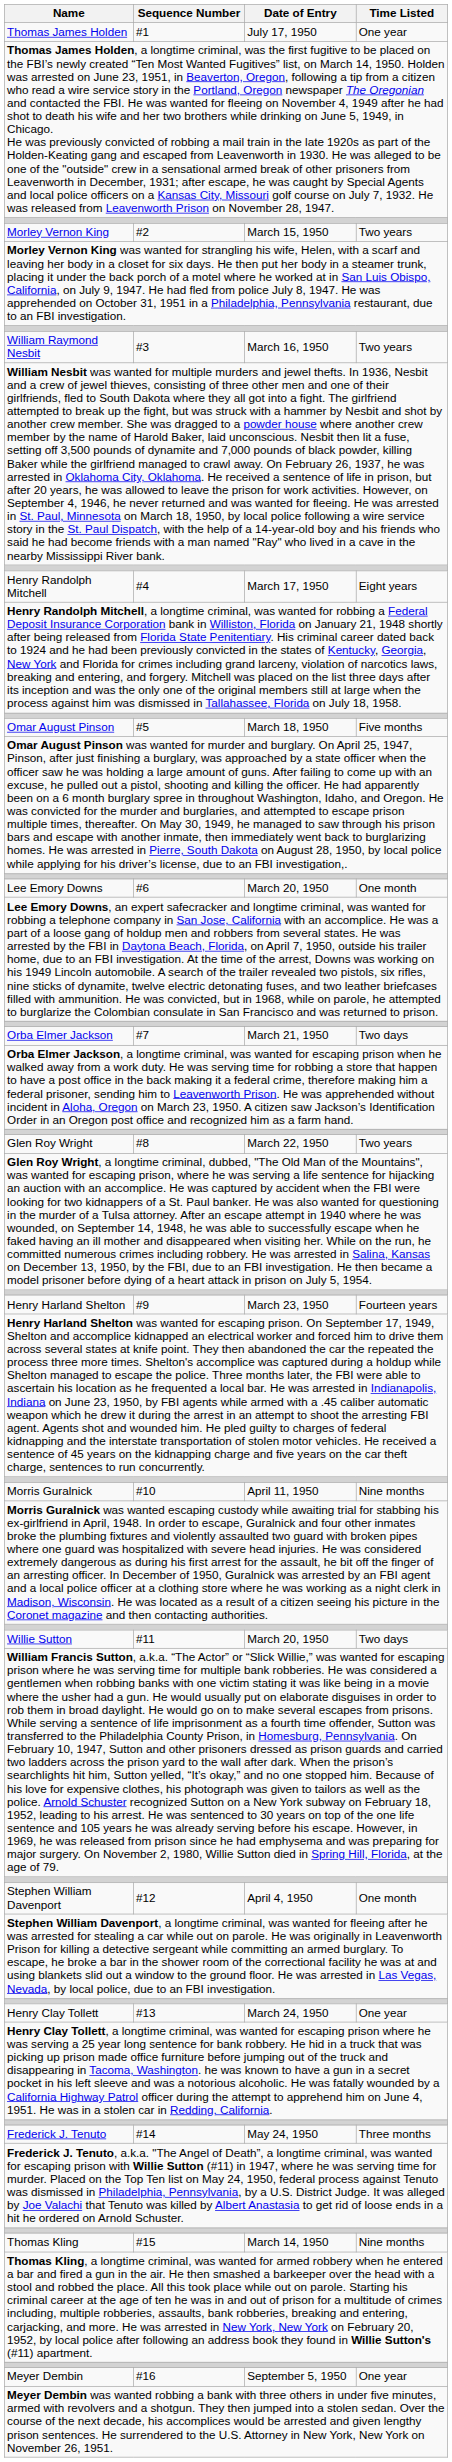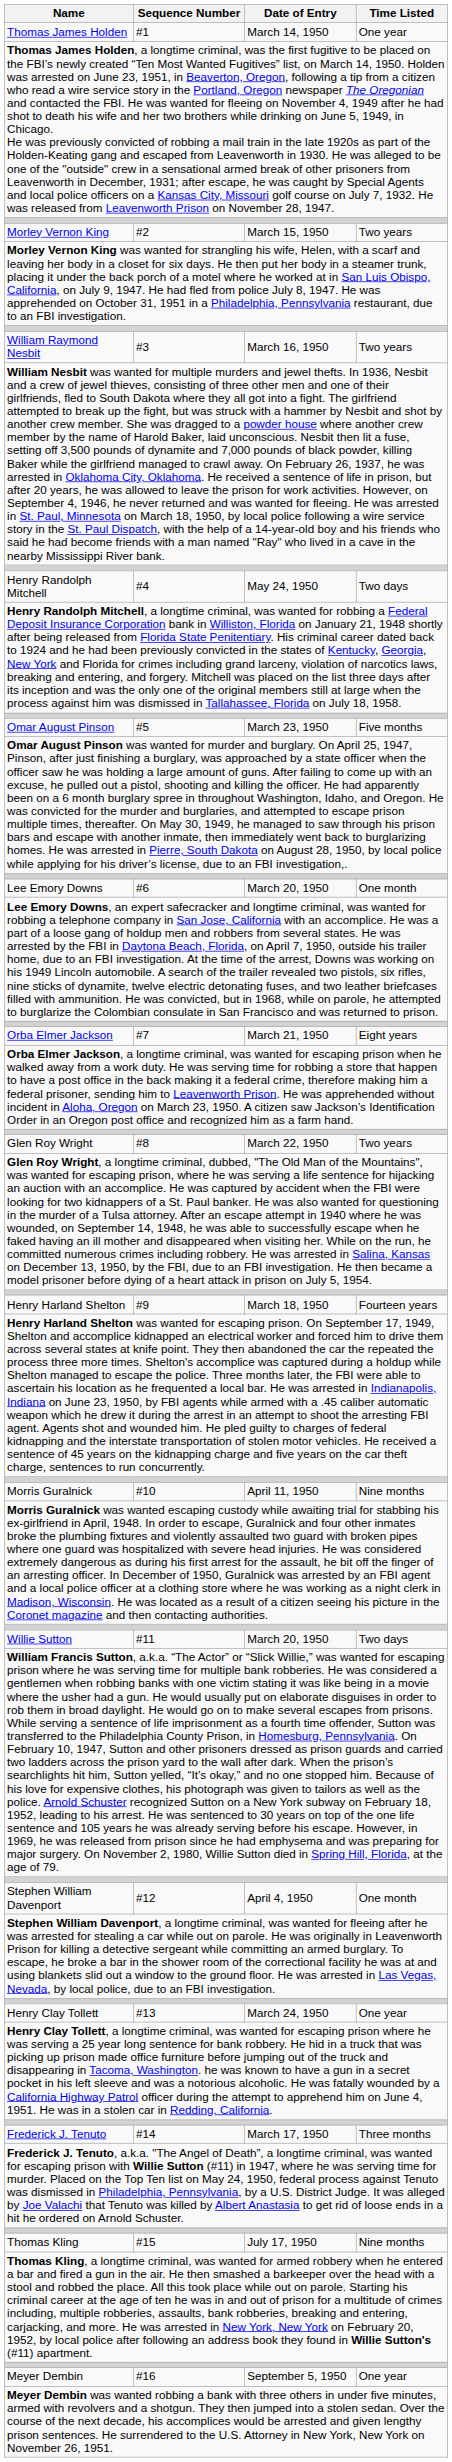(282, 32) July 17, 1950 -> (288, 32) March 14, 1950
(288, 586) March 17, 1950 -> (283, 586) May 24, 1950
(388, 586) Eight years -> (383, 586) Two days
(288, 727) March 18, 1950 -> (288, 727) March 23, 1950
(383, 1035) Two days -> (388, 1035) Eight years
(288, 1304) March 23, 1950 -> (288, 1304) March 18, 1950
(283, 2134) May 24, 1950 -> (288, 2134) March 17, 1950
(288, 2242) March 14, 1950 -> (282, 2242) July 17, 1950
